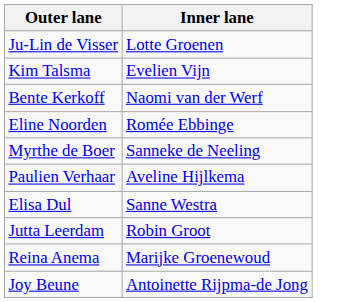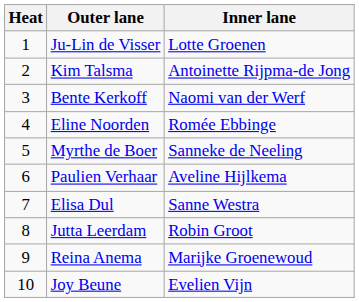+ column: (26, 17)
(168, 71) Evelien Vijn -> (259, 71) Antoinette Rijpma-de Jong
(217, 284) Antoinette Rijpma-de Jong -> (210, 284) Evelien Vijn
